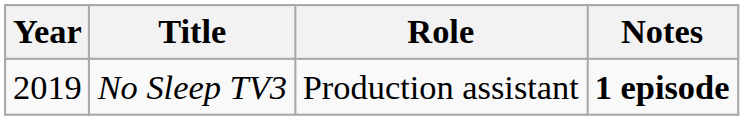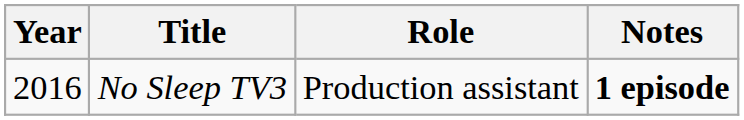(47, 86) 2019 -> (47, 86) 2016
